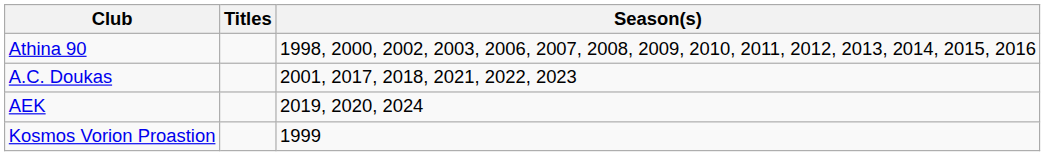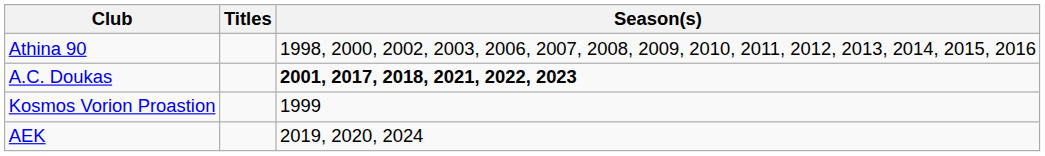(428, 77) normal -> (428, 77) bold
rows swapped: (27, 106) <-> (112, 135)
